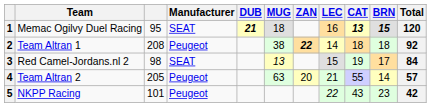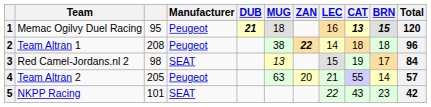(182, 28) SEAT -> (188, 28) Peugeot
(412, 45) 92 -> (412, 45) 96
(188, 94) Peugeot -> (182, 94) SEAT
